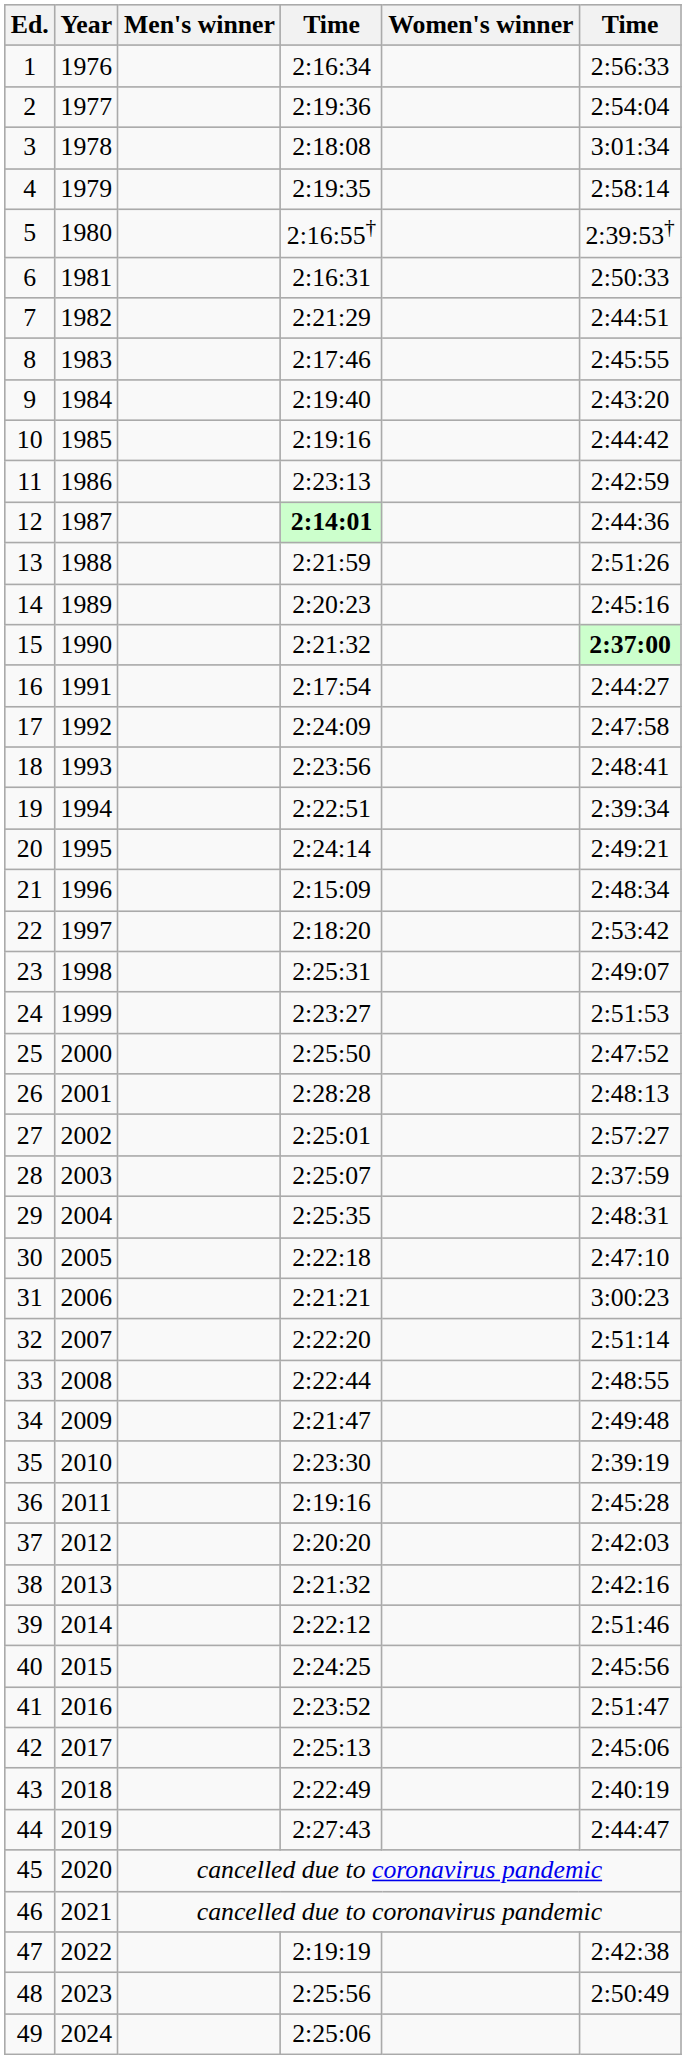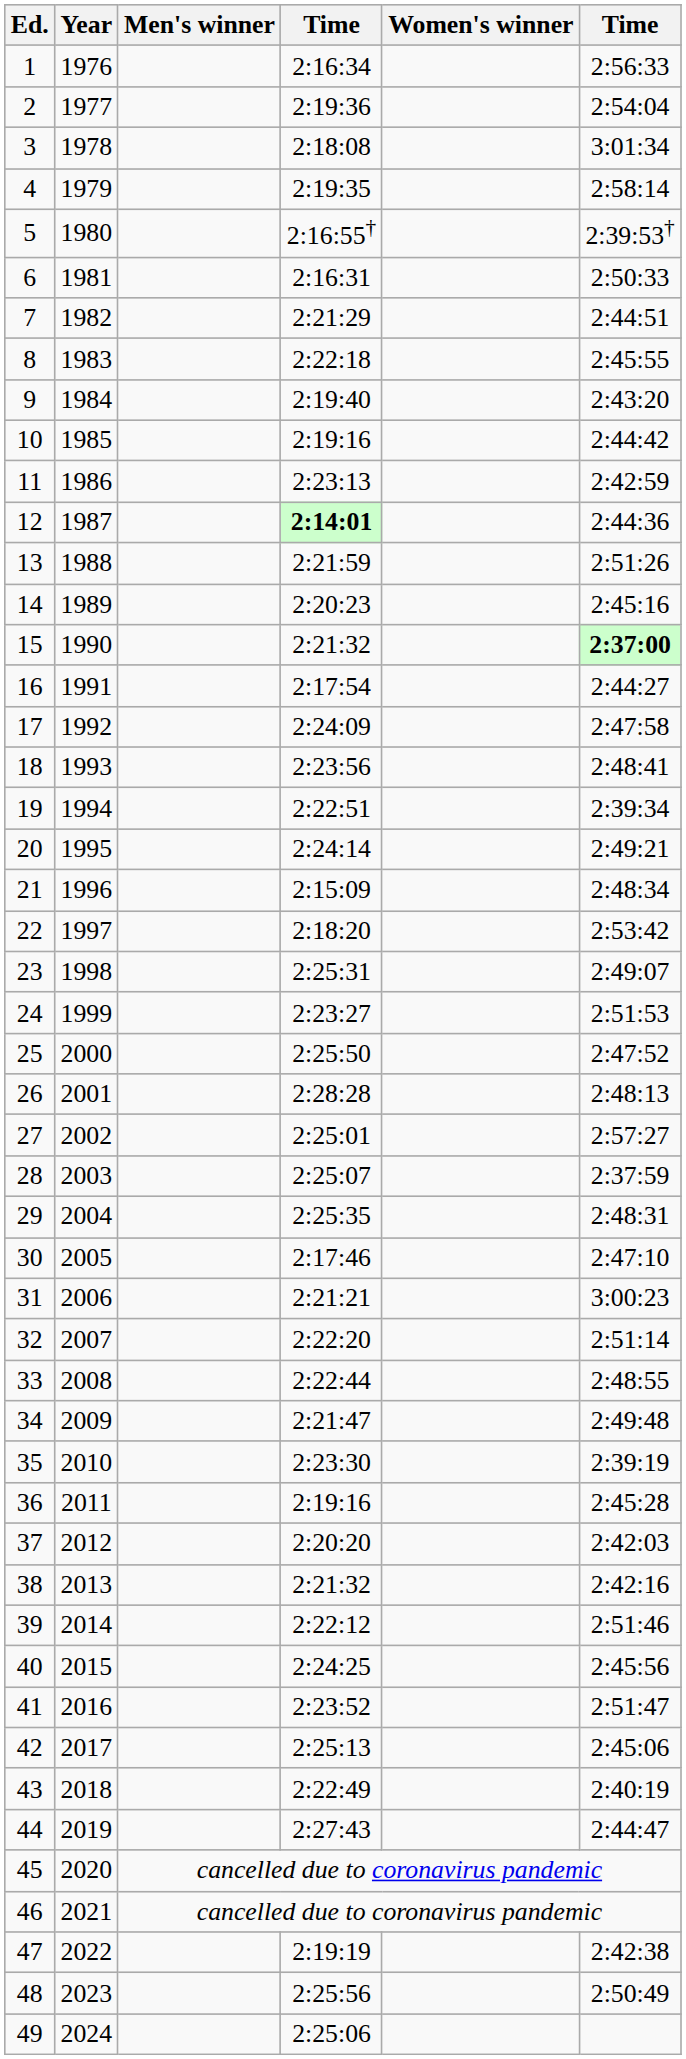(332, 358) 2:17:46 -> (332, 358) 2:22:18
(332, 1257) 2:22:18 -> (332, 1257) 2:17:46
